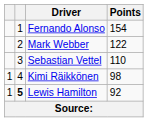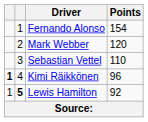(118, 44) 122 -> (118, 44) 120
(10, 76) normal -> (10, 76) bold
(115, 76) 98 -> (115, 76) 96
